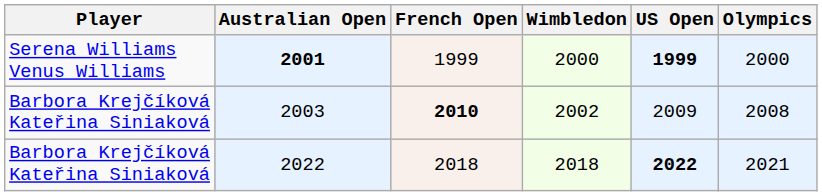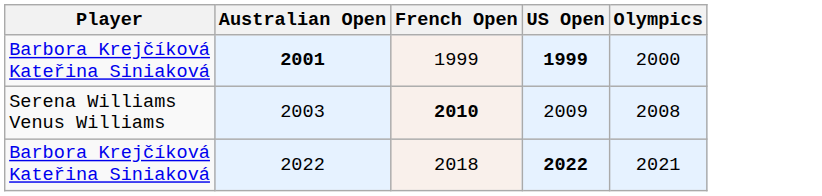- column: (577, 20)
(93, 61) Serena Williams Venus Williams -> (110, 61) Barbora Krejčíková Kateřina Siniaková
(110, 113) Barbora Krejčíková Kateřina Siniaková -> (93, 113) Serena Williams Venus Williams
